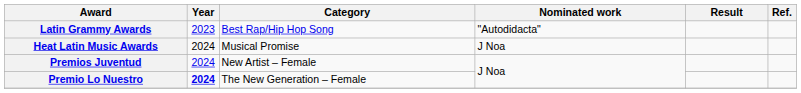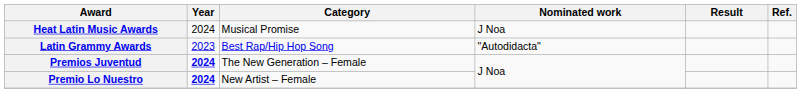rows swapped: (96, 46) <-> (96, 29)
(203, 63) normal -> (203, 63) bold
(269, 63) New Artist – Female -> (294, 63) The New Generation – Female
(294, 79) The New Generation – Female -> (269, 79) New Artist – Female
